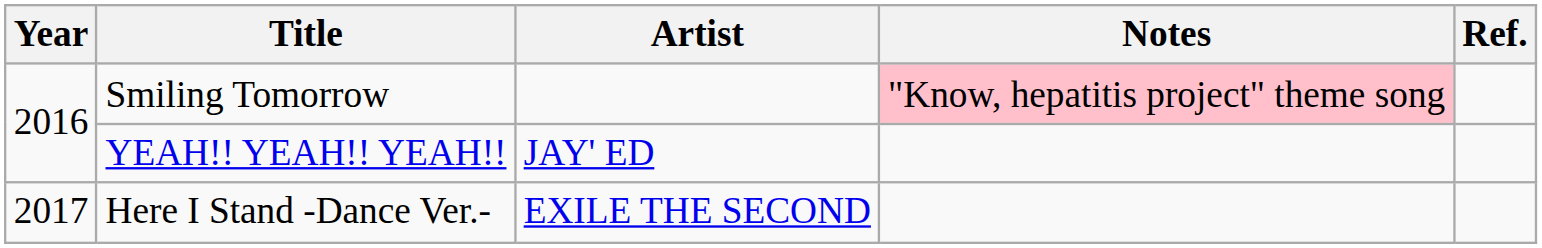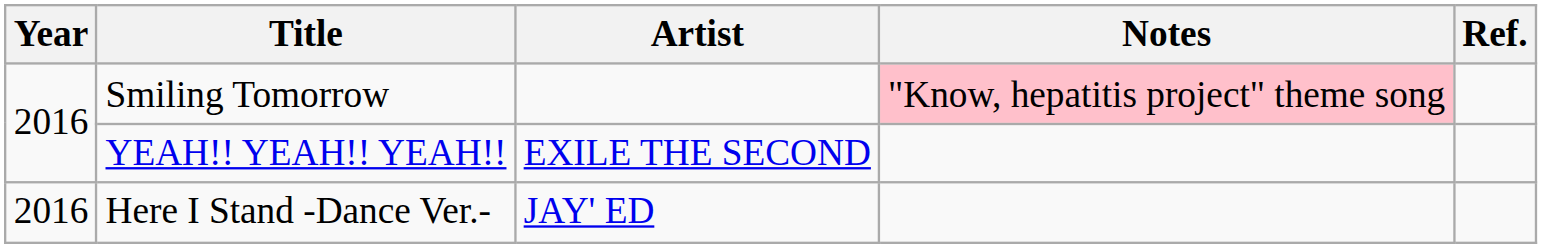(589, 152) JAY' ED -> (697, 152) EXILE THE SECOND
(51, 211) 2017 -> (51, 211) 2016
(697, 211) EXILE THE SECOND -> (589, 211) JAY' ED
